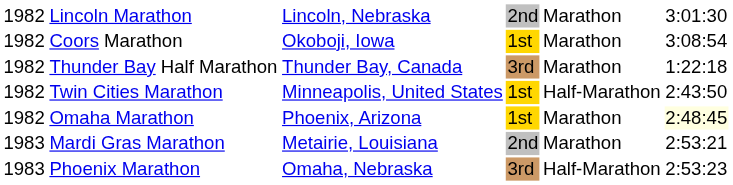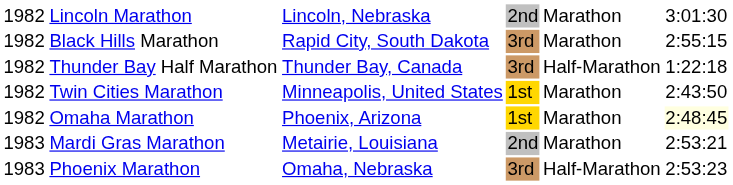- row: (116, 41)
+ row: (134, 41)
(582, 66) Marathon -> (602, 66) Half-Marathon
(602, 92) Half-Marathon -> (582, 92) Marathon
